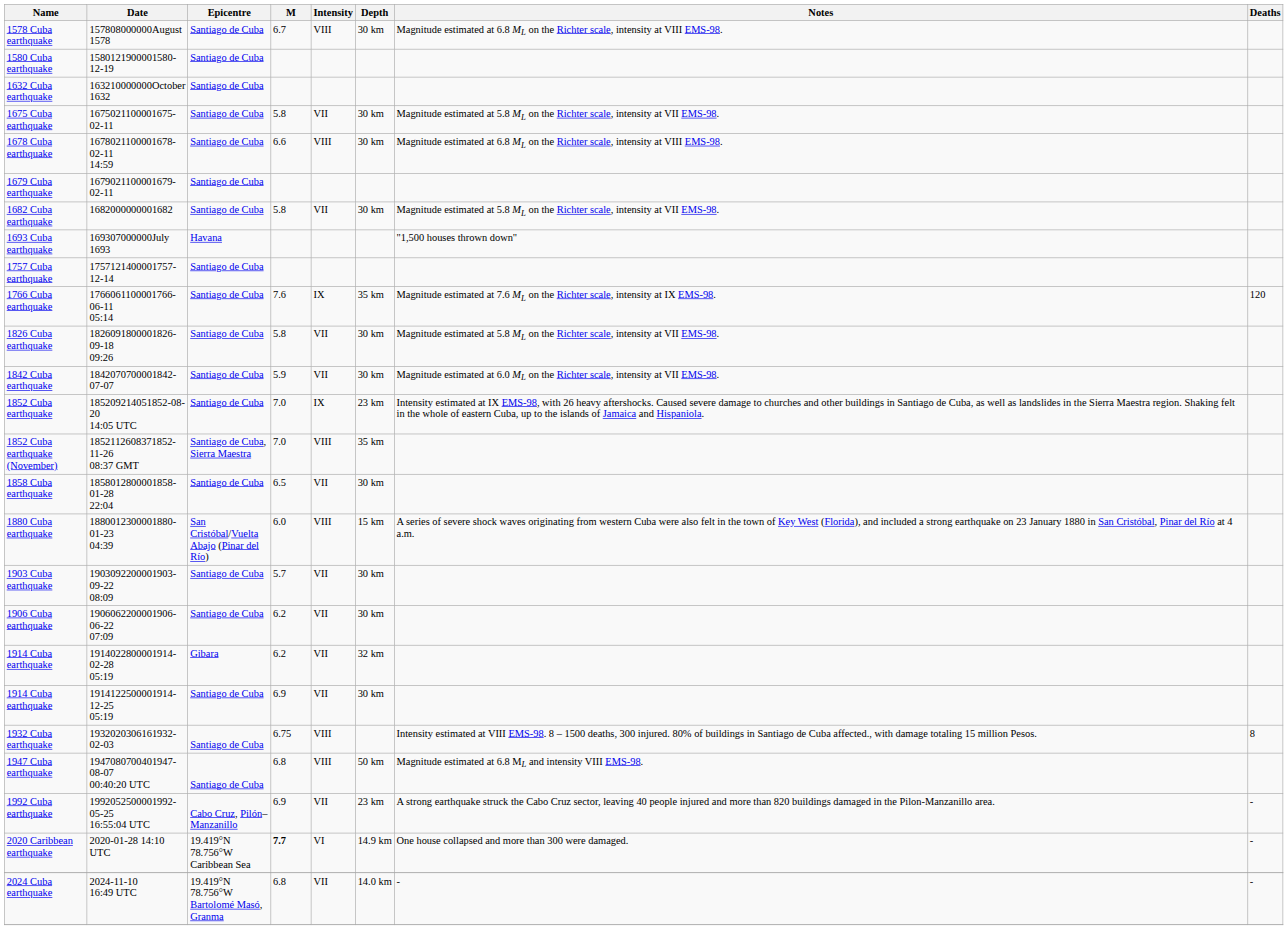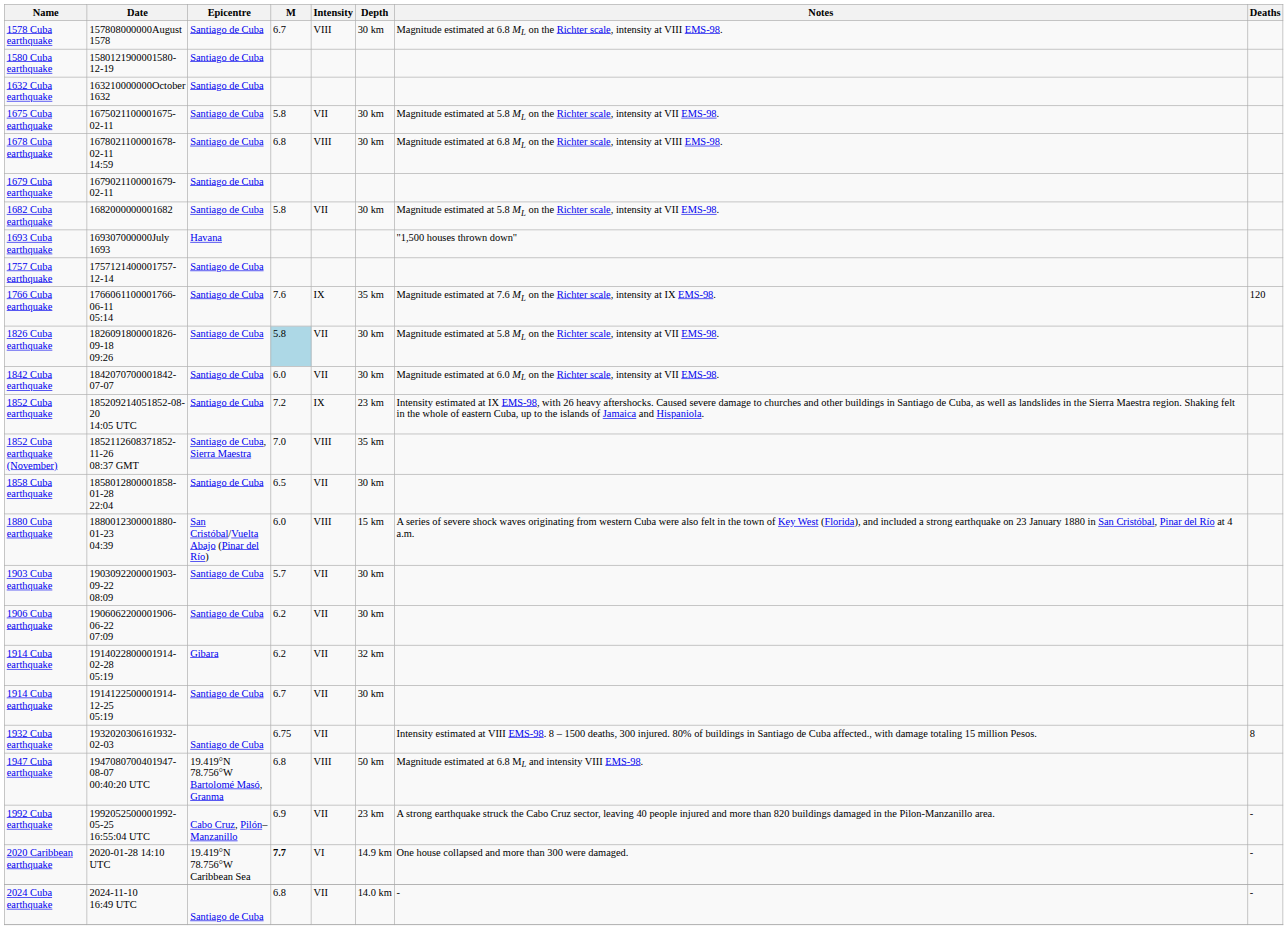(279, 142) 6.6 -> (279, 142) 6.8
(279, 334) no background -> (279, 334) lightblue background
(279, 374) 5.9 -> (279, 374) 6.0
(279, 402) 7.0 -> (279, 402) 7.2
(279, 693) 6.9 -> (279, 693) 6.7
(322, 733) VIII -> (321, 733) VII
(227, 785) Santiago de Cuba -> (226, 779) 19.419°N 78.756°W Bartolomé Masó, Granma
(226, 898) 19.419°N 78.756°W Bartolomé Masó, Granma -> (227, 916) Santiago de Cuba
